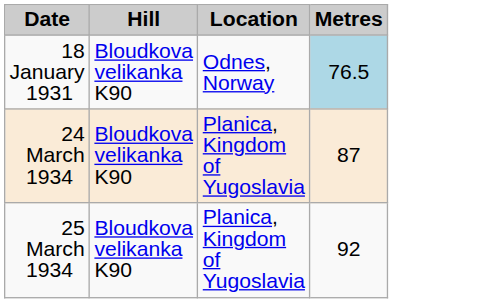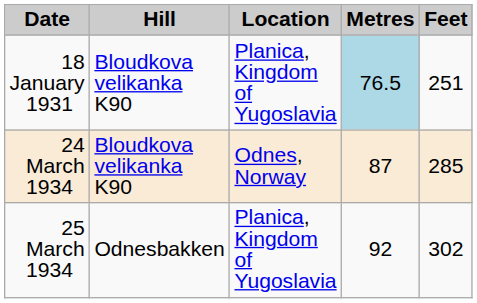+ column: (446, 19)
(239, 71) Odnes, Norway -> (286, 82) Planica, Kingdom of Yugoslavia
(254, 155) Planica, Kingdom of Yugoslavia -> (270, 166) Odnes, Norway
(144, 249) Bloudkova velikanka K90 -> (160, 249) Odnesbakken
